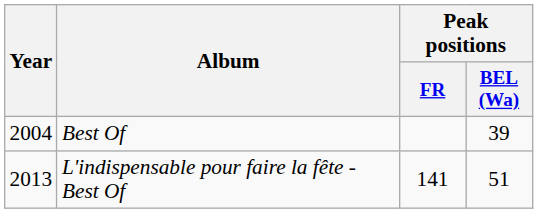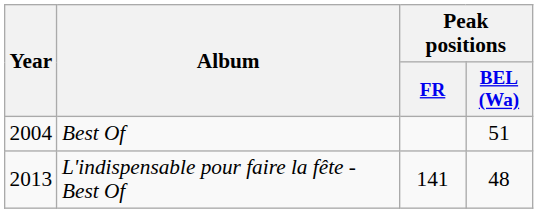(499, 133) 39 -> (499, 133) 51
(499, 178) 51 -> (499, 178) 48
